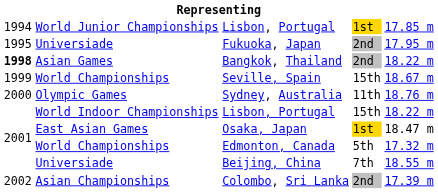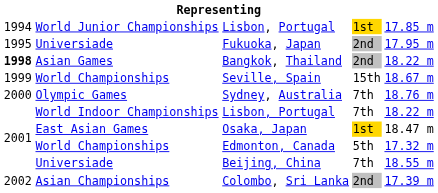(367, 95) 11th -> (363, 95) 7th
(367, 112) 15th -> (363, 112) 7th
